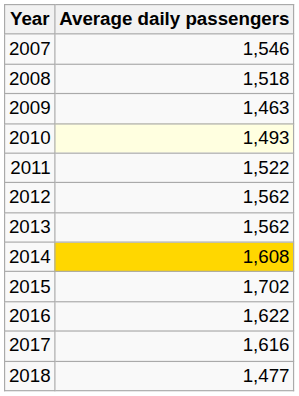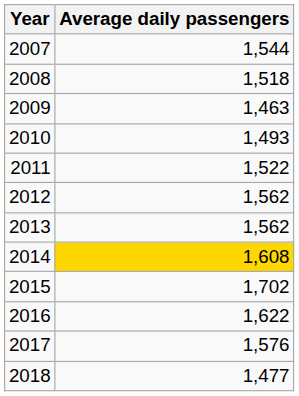(266, 49) 1,546 -> (266, 49) 1,544
(266, 138) lightyellow background -> (266, 138) no background
(266, 345) 1,616 -> (266, 345) 1,576
